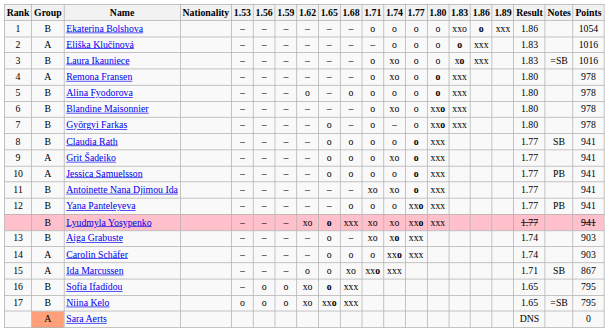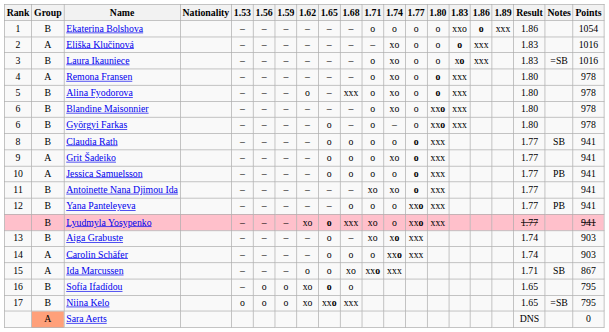(394, 45) o -> (394, 45) xo
(351, 93) o -> (351, 93) xxx
(394, 93) o -> (394, 93) xo
(18, 126) 7 -> (18, 126) 6
(394, 222) xo -> (394, 222) o
(351, 287) xxx -> (351, 287) o
